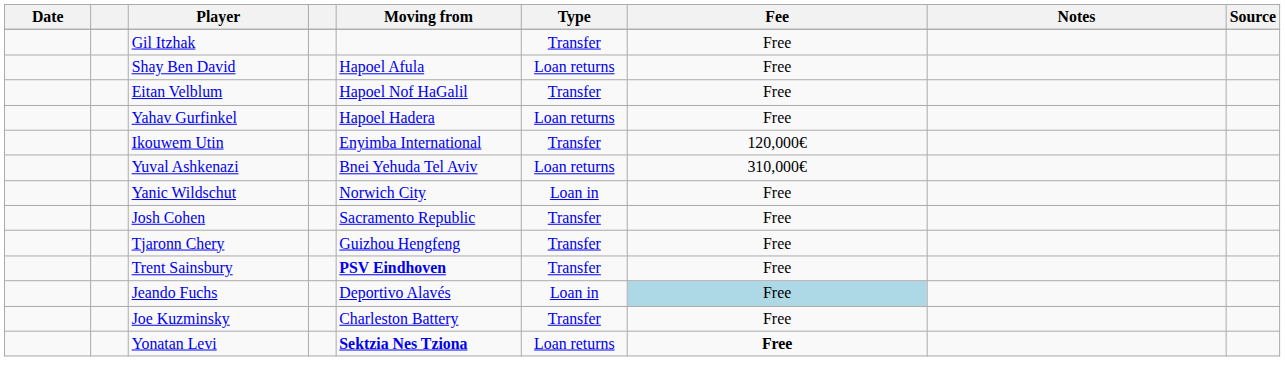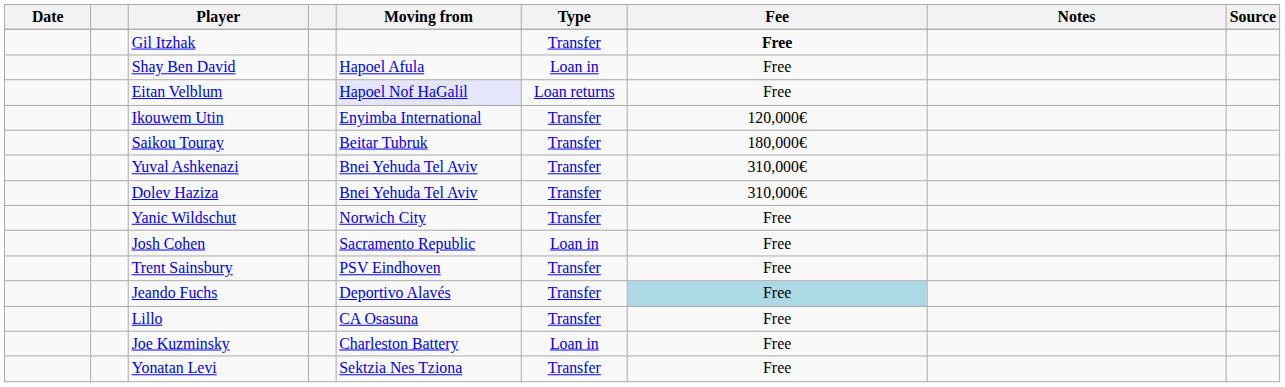(777, 42) normal -> (777, 42) bold
(574, 67) Loan returns -> (574, 67) Loan in
(404, 92) no background -> (404, 92) lavender background
(574, 92) Transfer -> (574, 92) Loan returns
- row: (184, 117)
+ row: (178, 142)
(574, 167) Loan returns -> (574, 167) Transfer
+ row: (175, 192)
(574, 192) Loan in -> (574, 218) Transfer
(574, 218) Transfer -> (574, 243) Loan in
- row: (178, 243)
(393, 268) bold -> (390, 268) normal
(574, 293) Loan in -> (574, 293) Transfer
+ row: (147, 318)
(574, 318) Transfer -> (574, 343) Loan in
(403, 343) bold -> (401, 368) normal
(574, 343) Loan returns -> (574, 368) Transfer
(777, 343) bold -> (777, 368) normal
